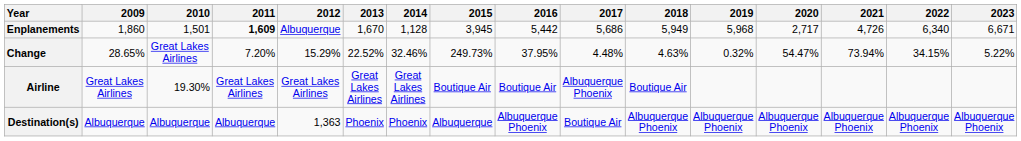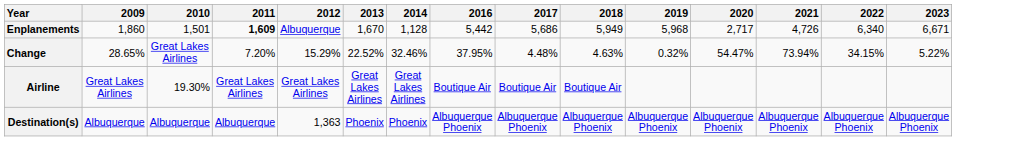- column: (481, 13)
(593, 87) Albuquerque Phoenix -> (528, 87) Boutique Air
(593, 122) Boutique Air -> (528, 122) Albuquerque Phoenix
